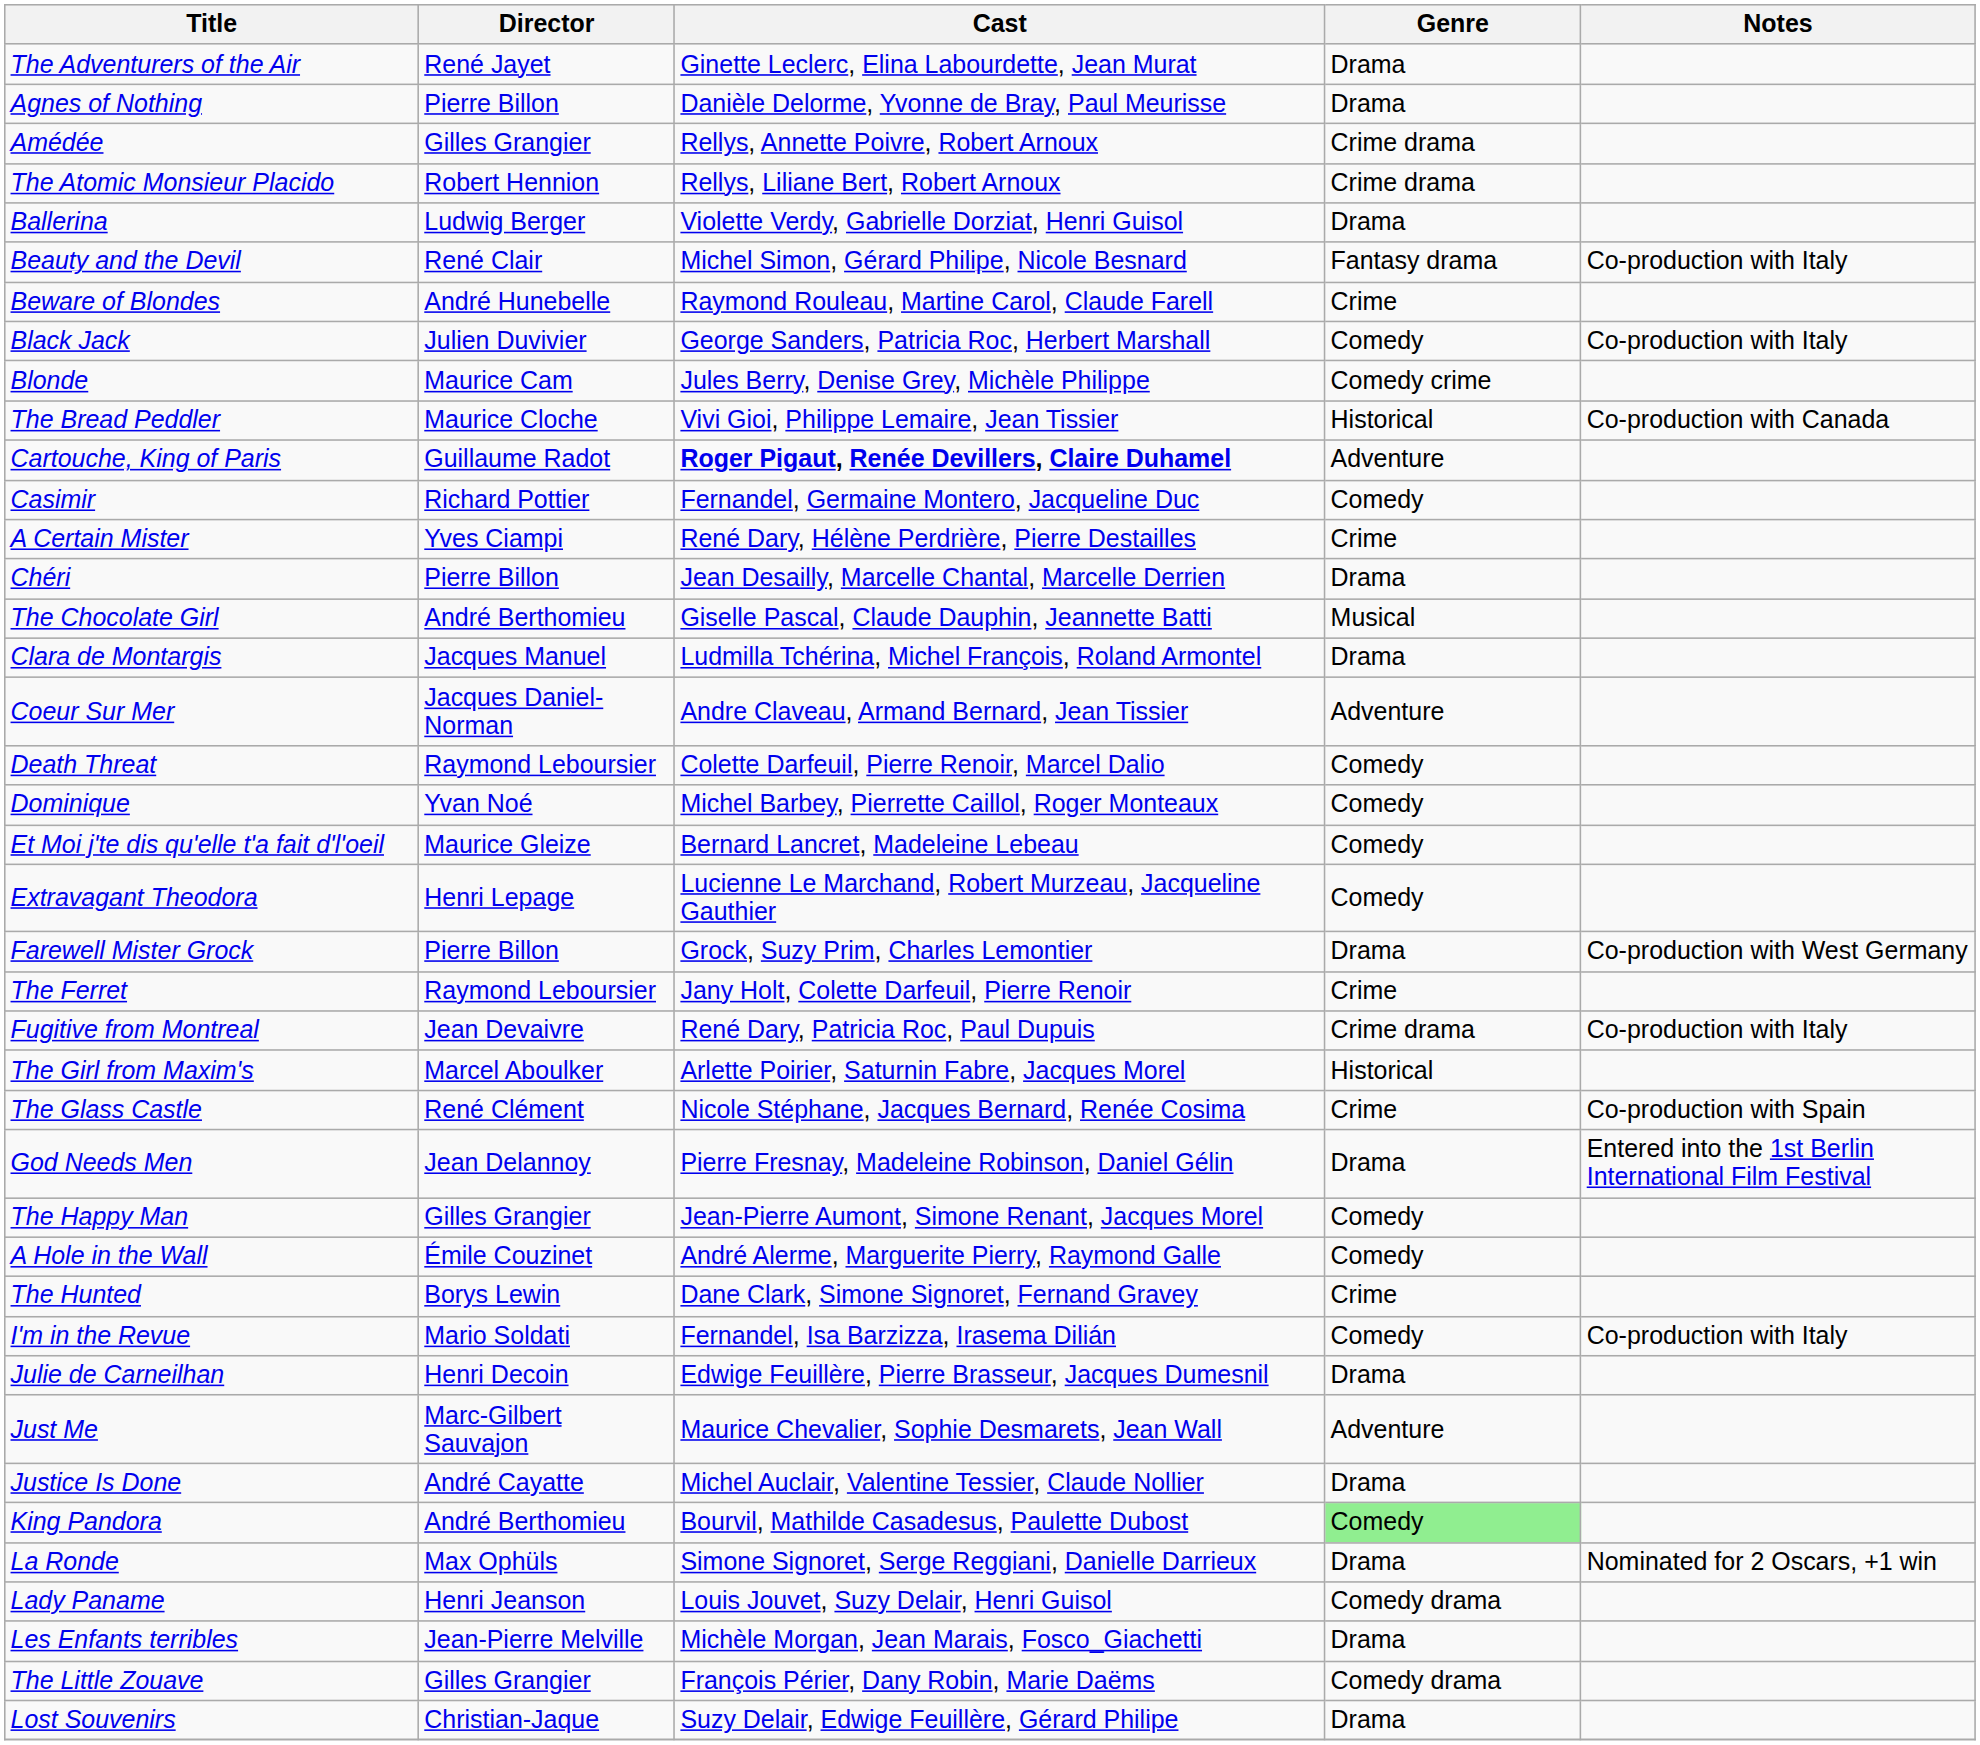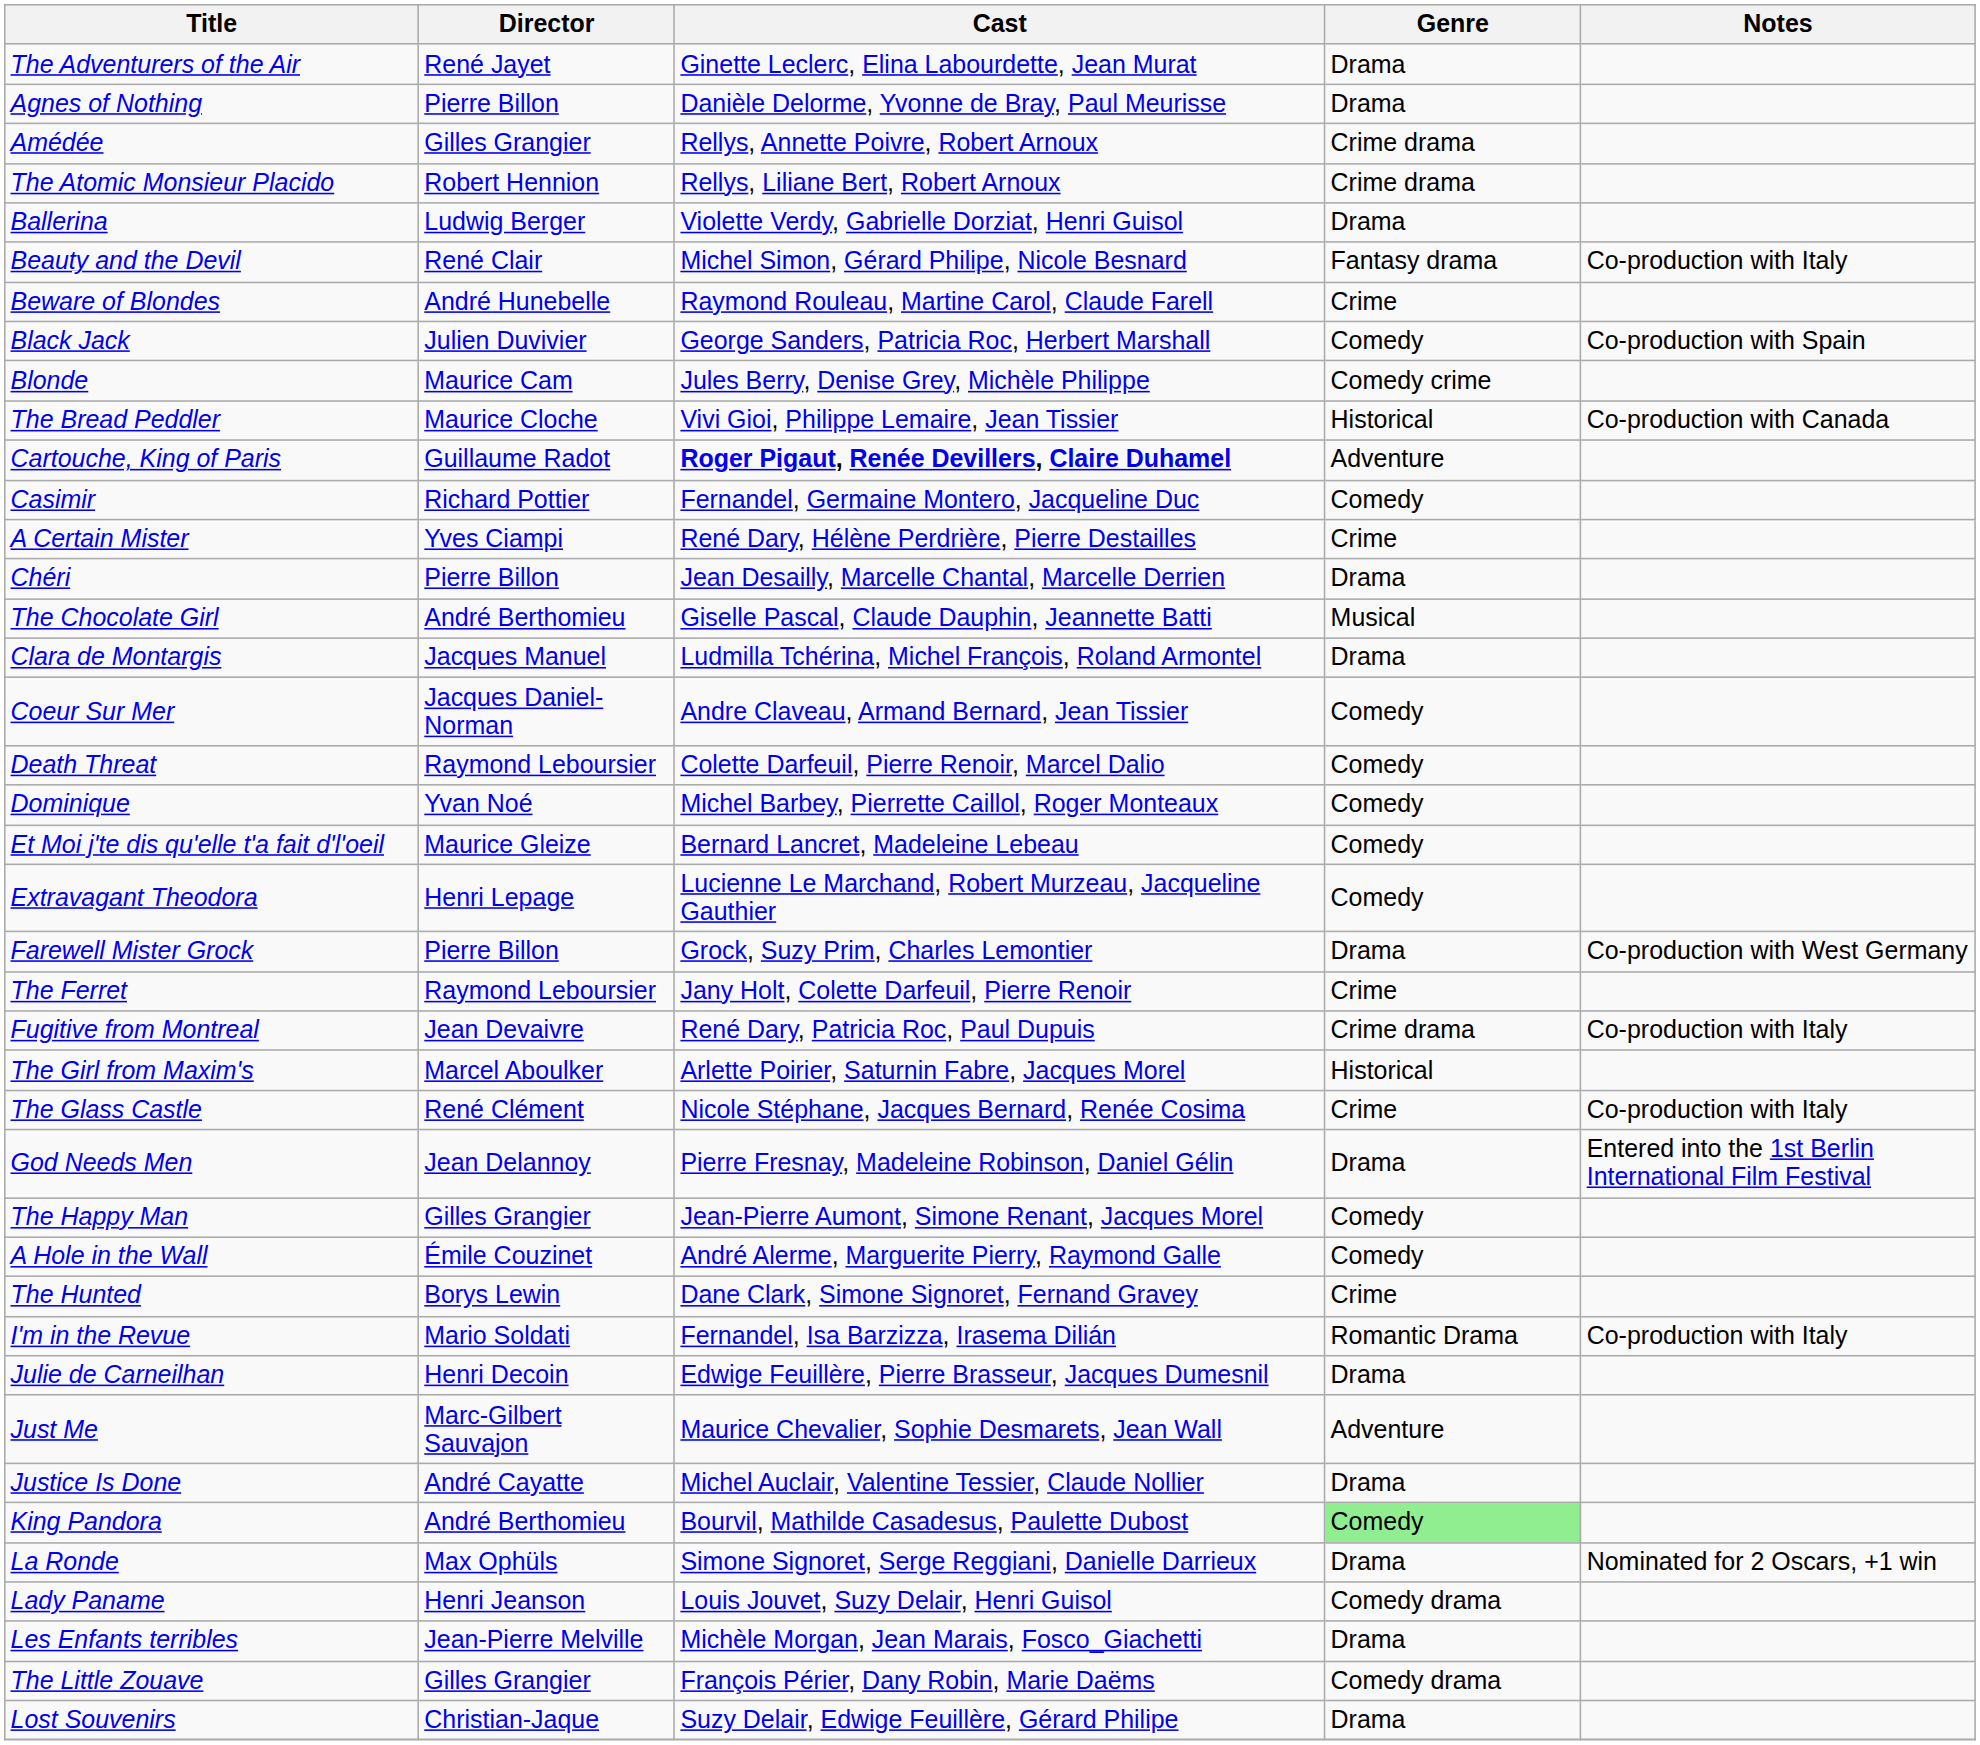(1717, 340) Co-production with Italy -> (1726, 340) Co-production with Spain
(1387, 711) Adventure -> (1377, 711) Comedy
(1726, 1109) Co-production with Spain -> (1717, 1109) Co-production with Italy
(1377, 1335) Comedy -> (1424, 1335) Romantic Drama
